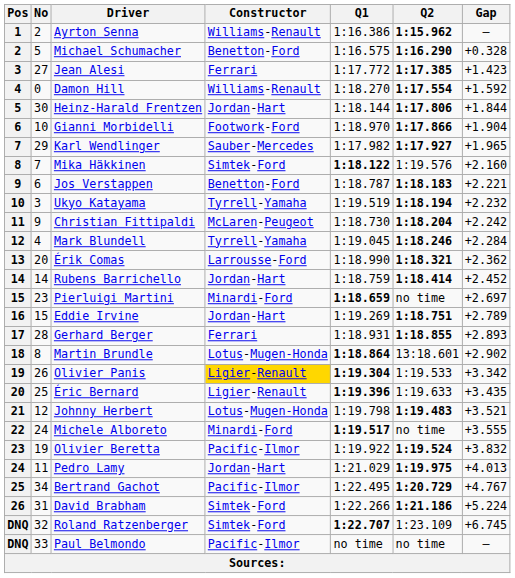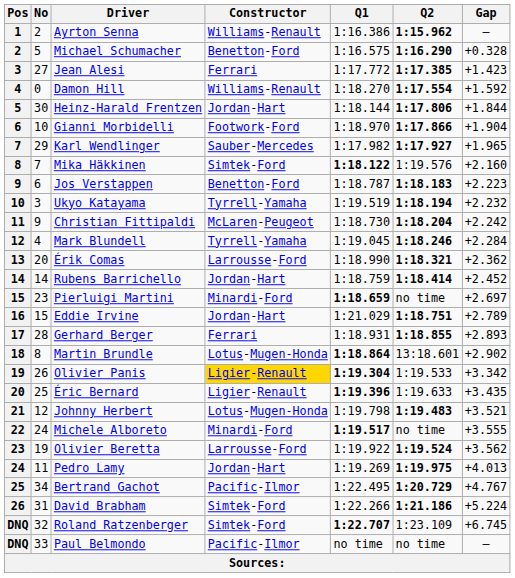(486, 185) +2.221 -> (486, 185) +2.223
(362, 317) 1:19.269 -> (362, 317) 1:21.029
(254, 450) Pacific-Ilmor -> (257, 450) Larrousse-Ford
(486, 450) +3.832 -> (486, 450) +3.562
(362, 469) 1:21.029 -> (362, 469) 1:19.269
